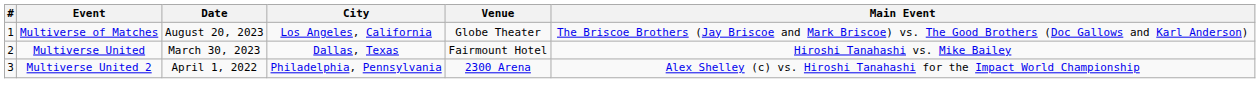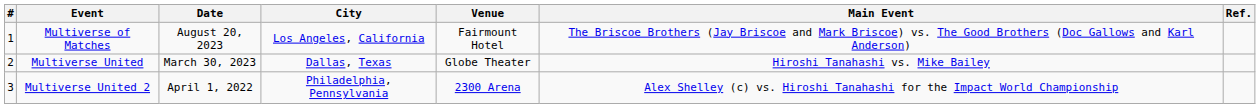+ column: (1239, 14)
(498, 32) Globe Theater -> (488, 38) Fairmount Hotel
(498, 50) Fairmount Hotel -> (488, 63) Globe Theater
